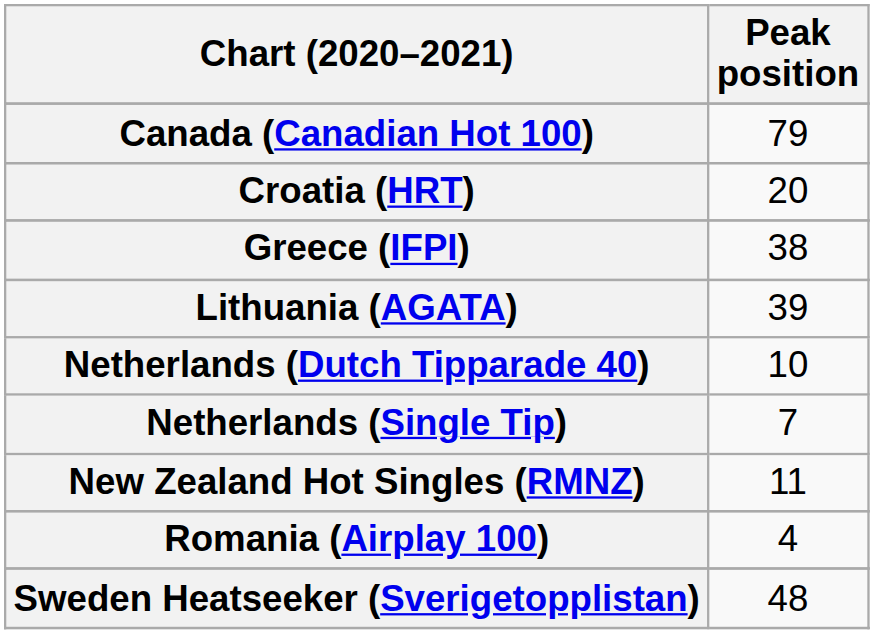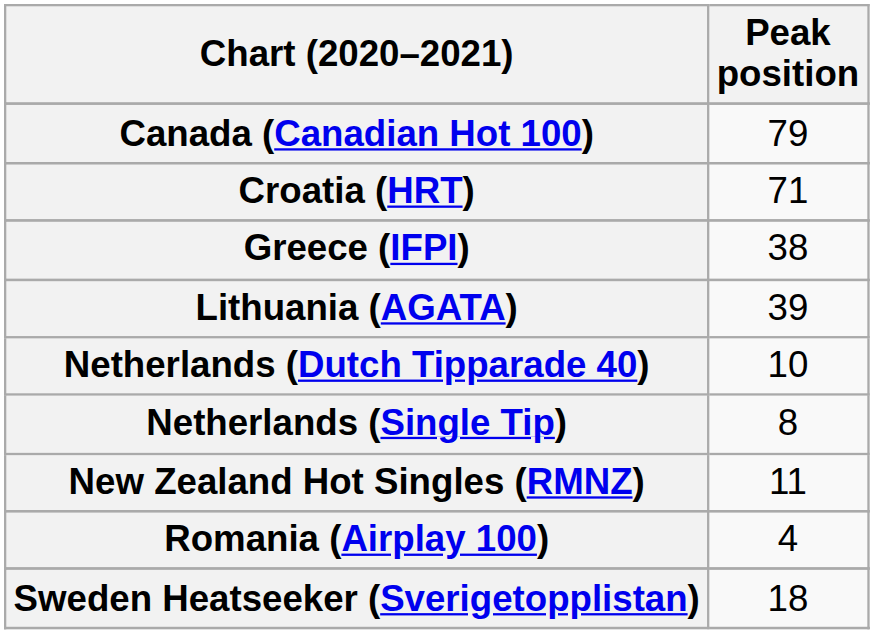(788, 190) 20 -> (788, 190) 71
(788, 423) 7 -> (788, 423) 8
(788, 597) 48 -> (788, 597) 18
